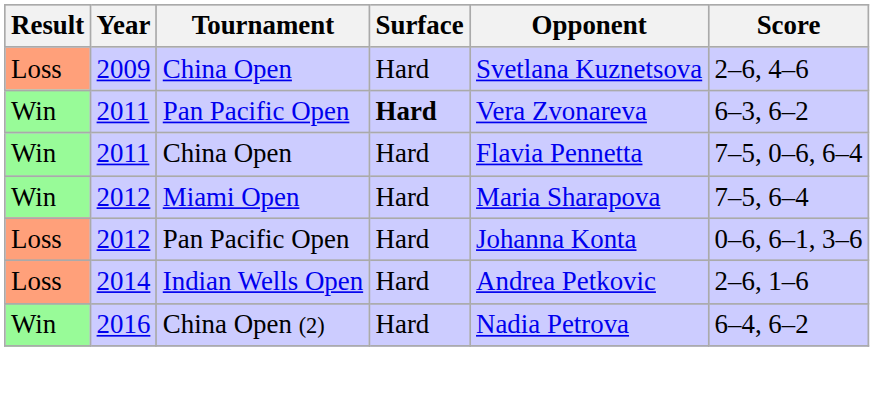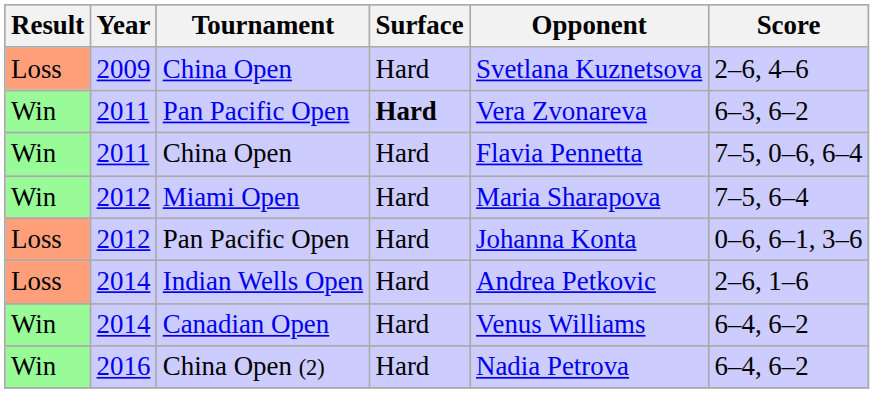+ row: (123, 324)
